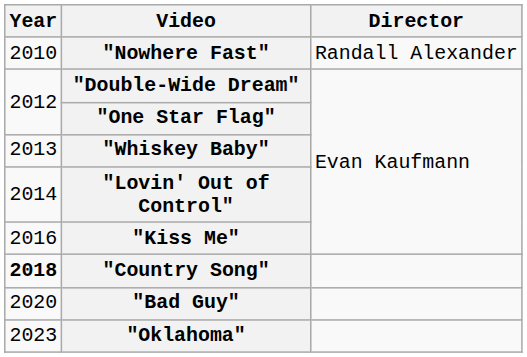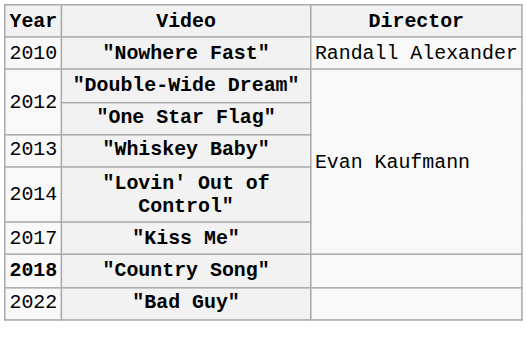(33, 238) 2016 -> (33, 238) 2017
(33, 303) 2020 -> (33, 303) 2022
- row: (186, 336)
